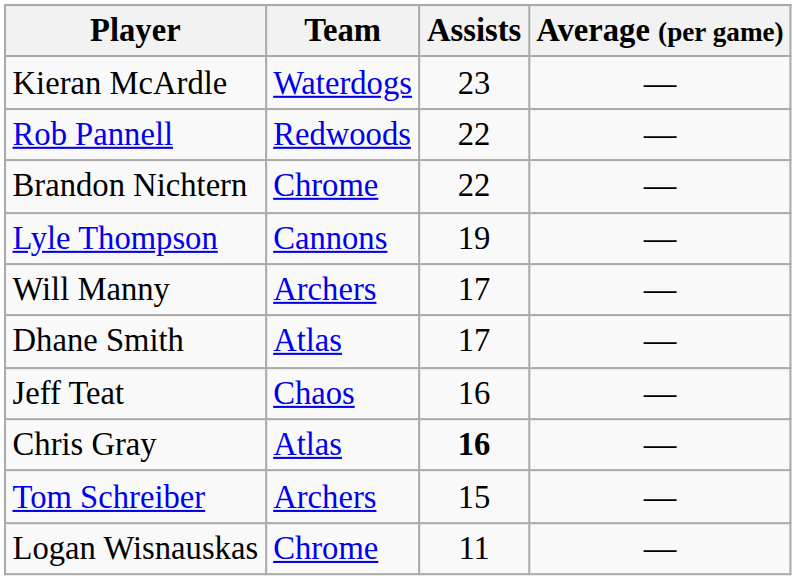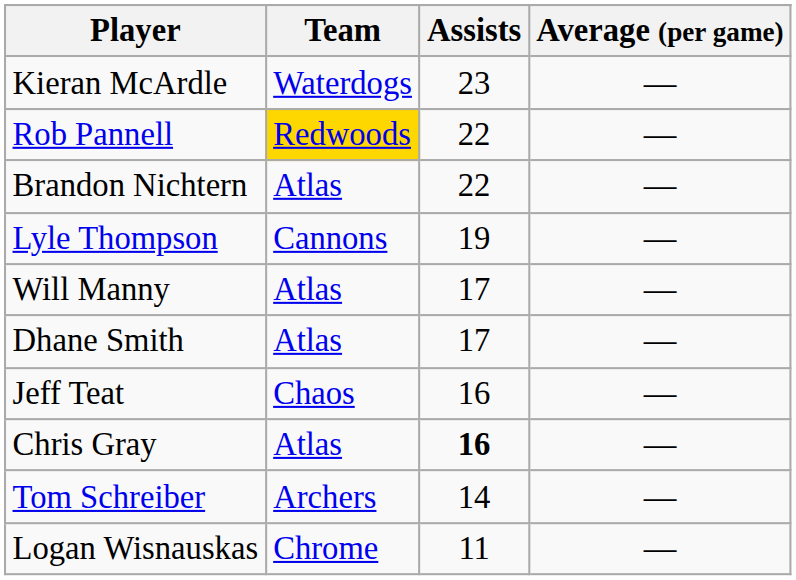(342, 133) no background -> (342, 133) gold background
(326, 185) Chrome -> (308, 185) Atlas
(325, 289) Archers -> (308, 289) Atlas
(474, 496) 15 -> (474, 496) 14
